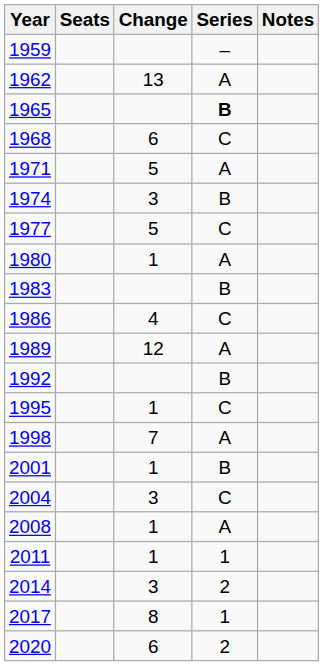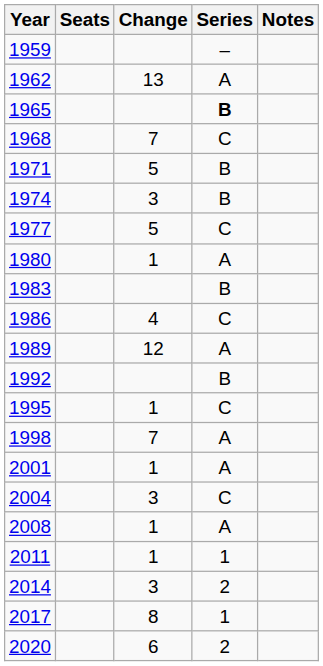(153, 139) 6 -> (153, 139) 7
(225, 169) A -> (225, 169) B
(225, 467) B -> (225, 467) A
